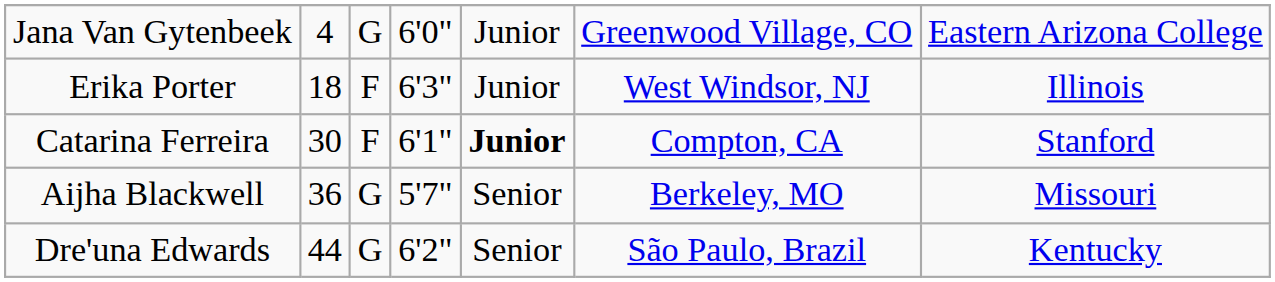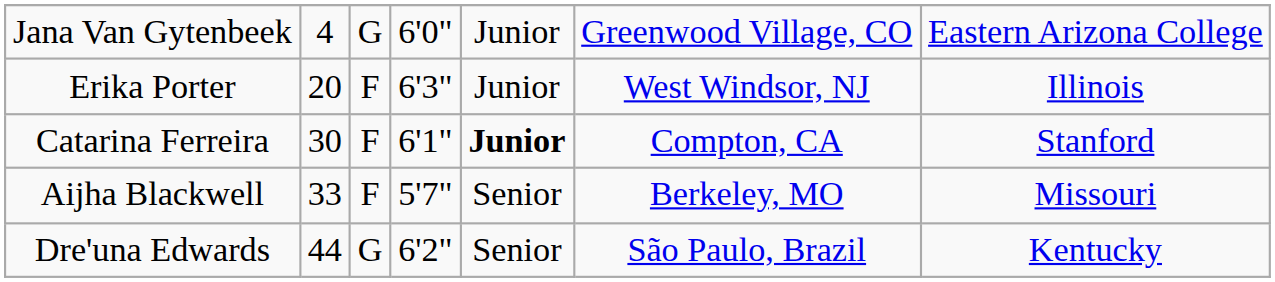(325, 85) 18 -> (325, 85) 20
(325, 194) 36 -> (325, 194) 33
(370, 194) G -> (370, 194) F
